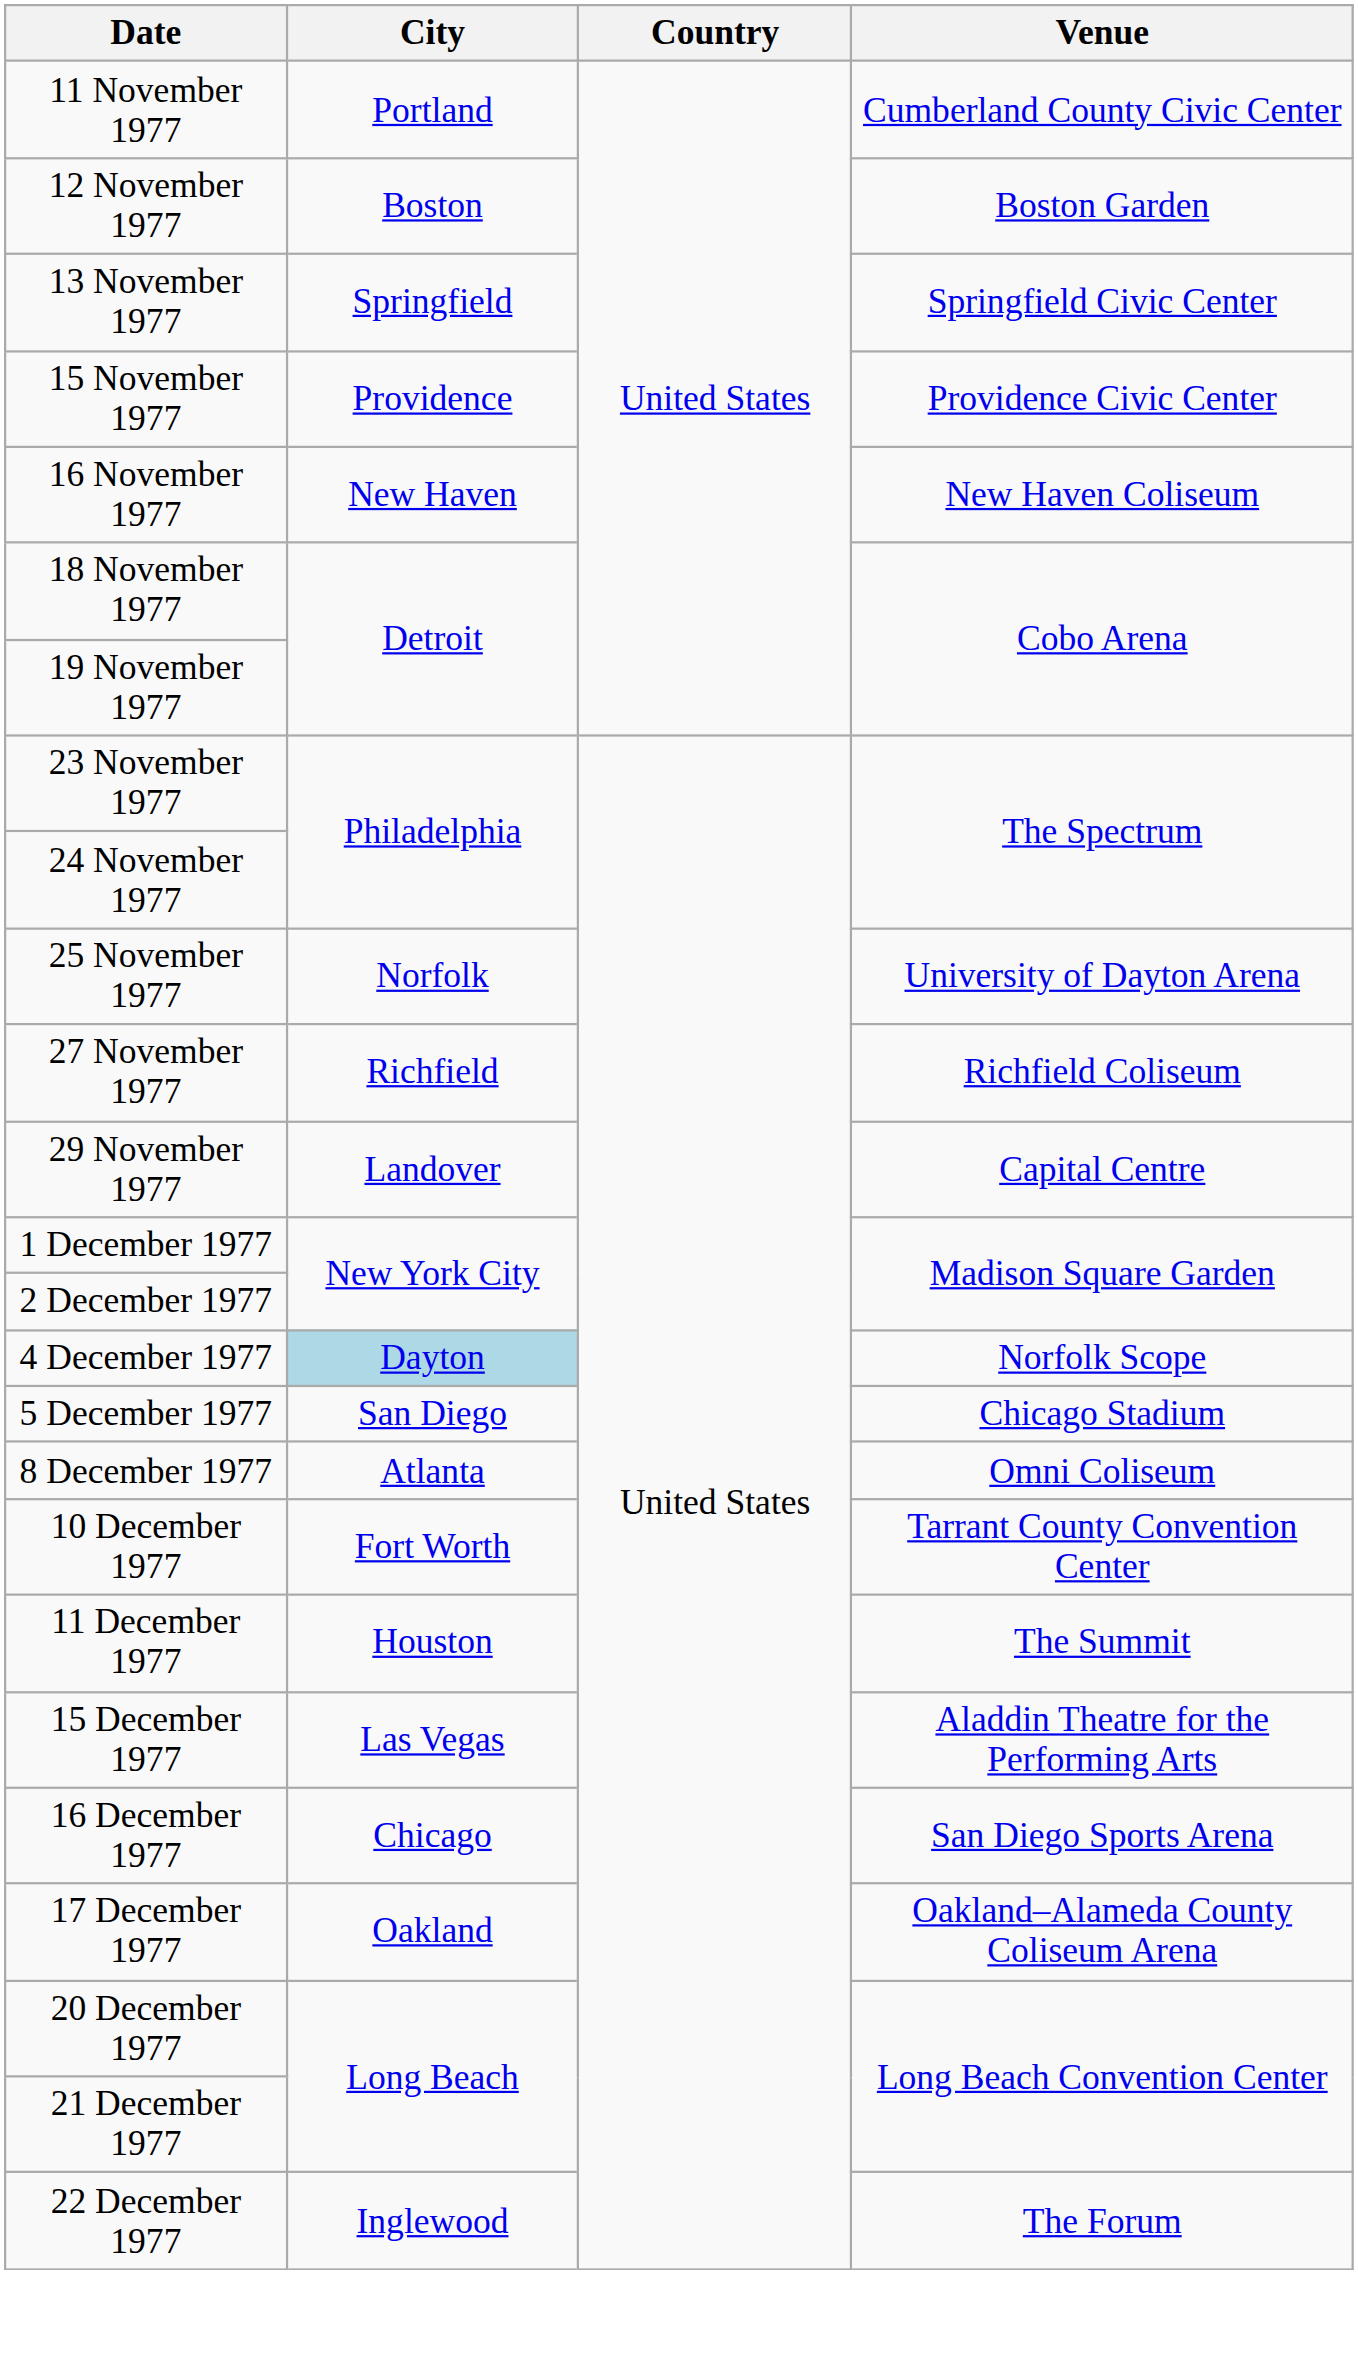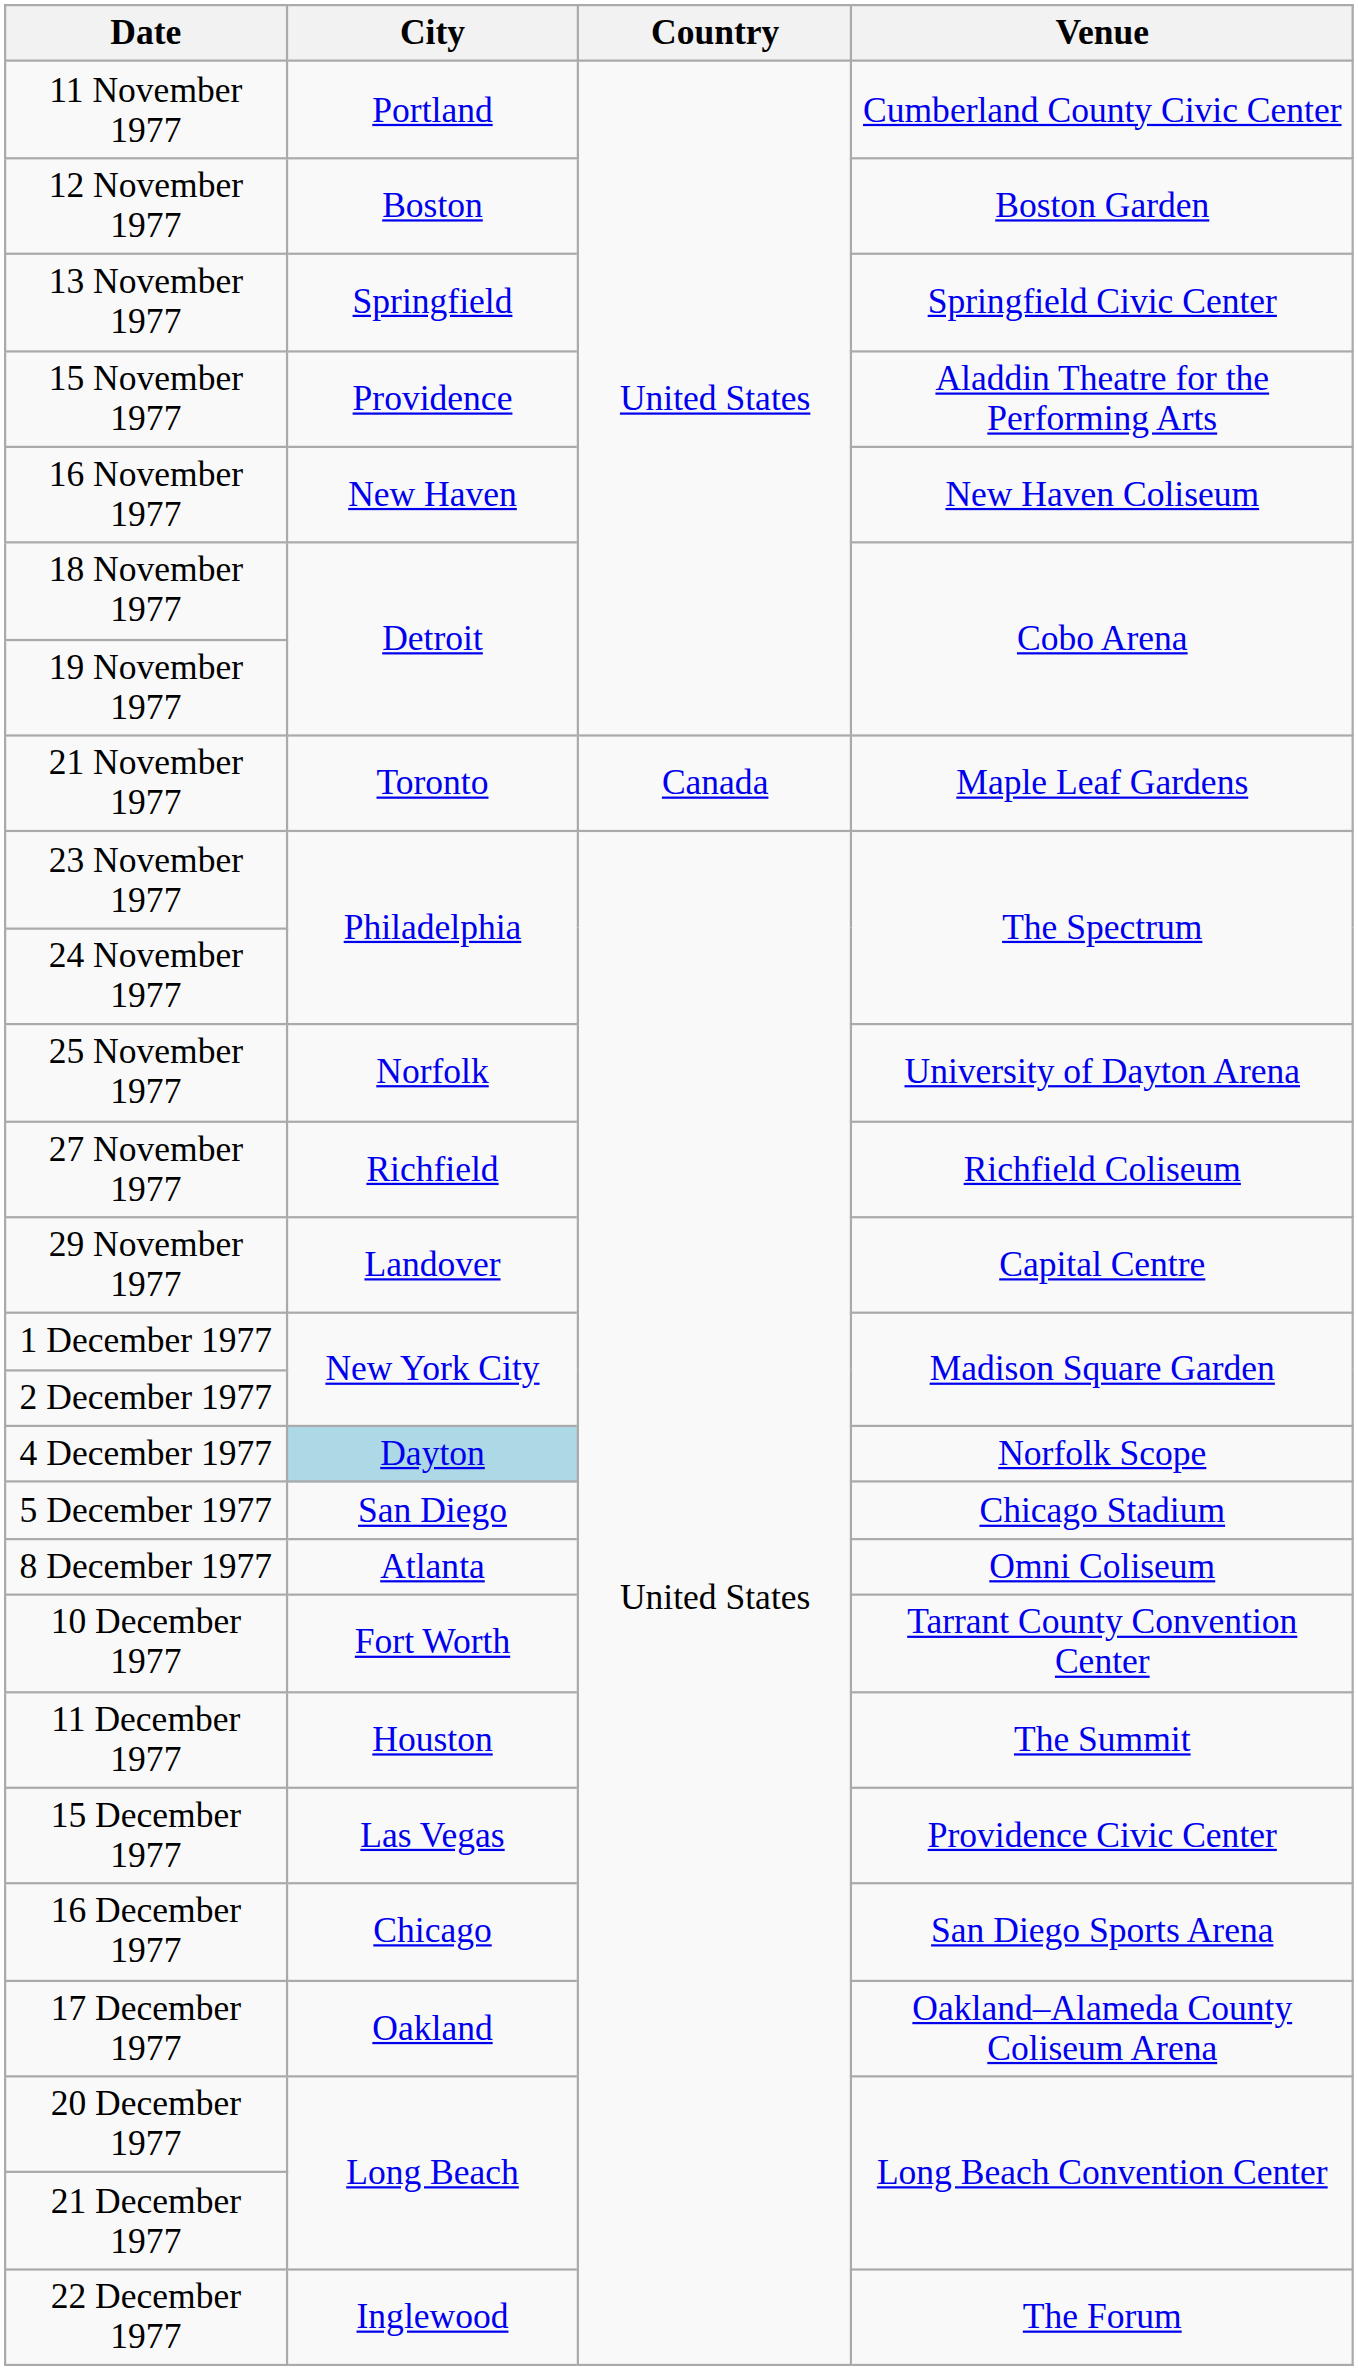(1102, 397) Providence Civic Center -> (1102, 397) Aladdin Theatre for the Performing Arts
+ row: (146, 783)
(1102, 1738) Aladdin Theatre for the Performing Arts -> (1102, 1835) Providence Civic Center
